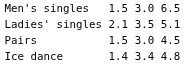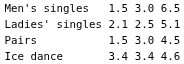(144, 24) 3.5 -> (144, 24) 2.5
(118, 56) 1.4 -> (118, 56) 3.4
(171, 56) 4.8 -> (171, 56) 4.6
